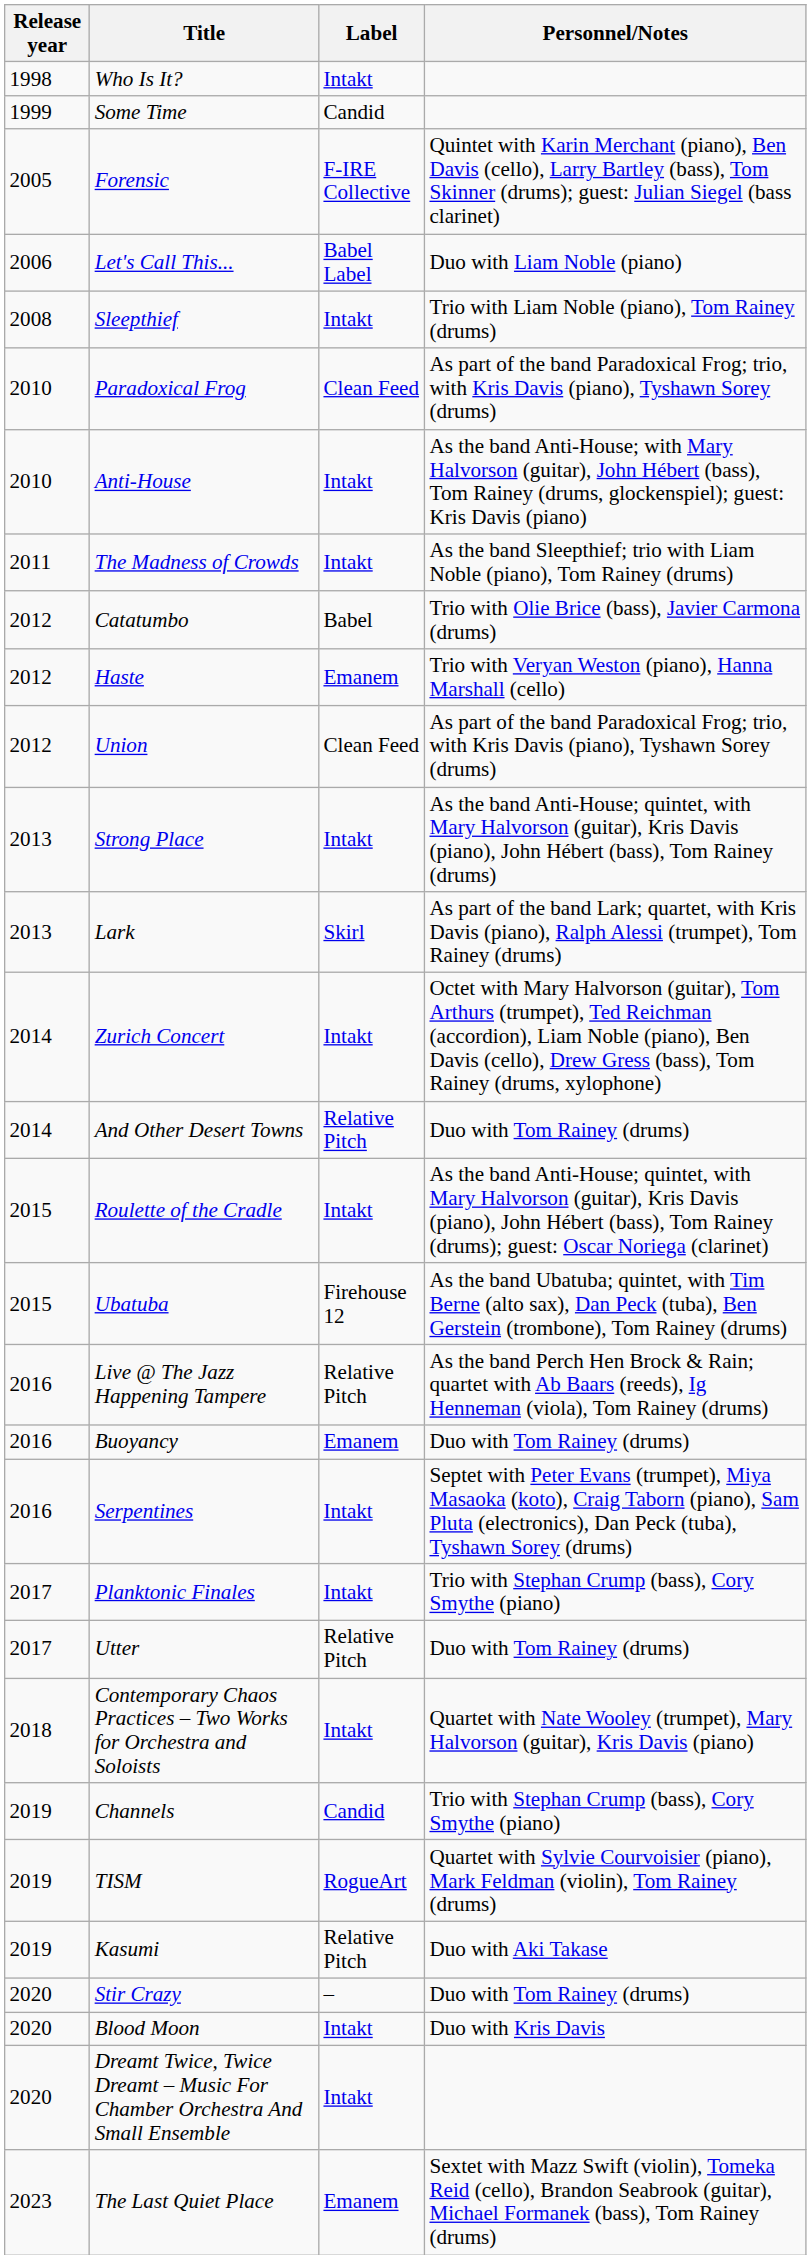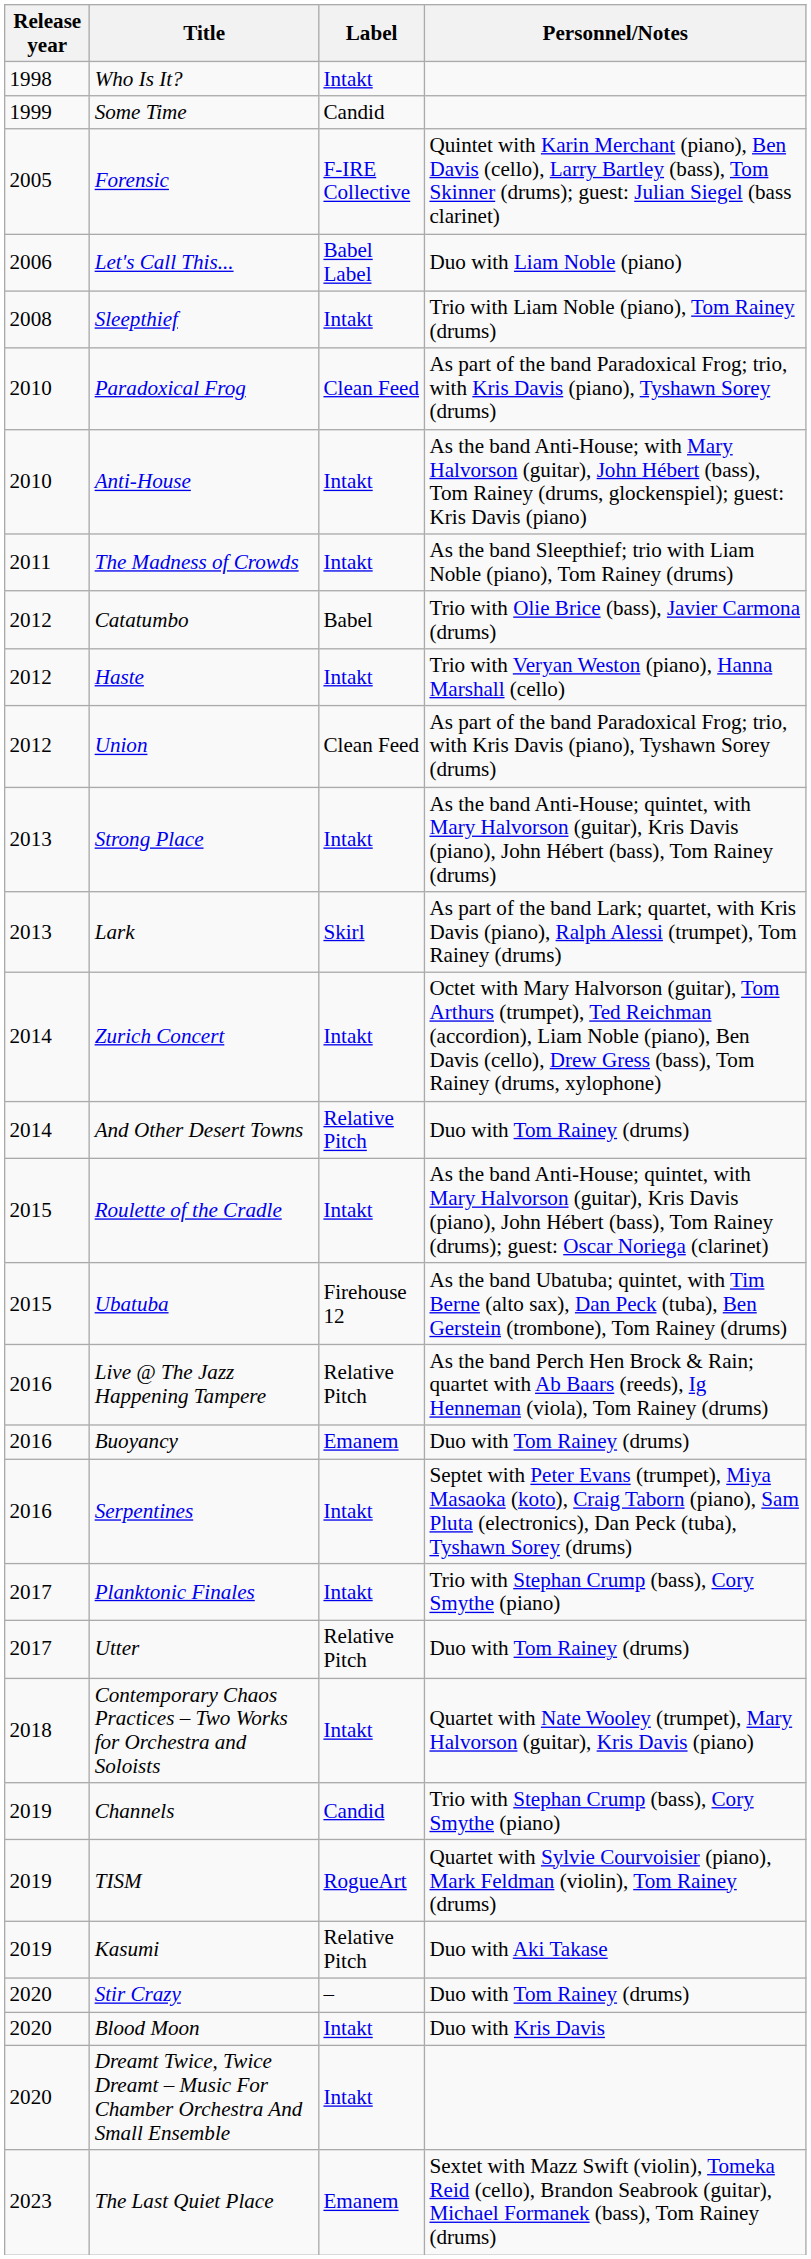(361, 676) Emanem -> (348, 676) Intakt
